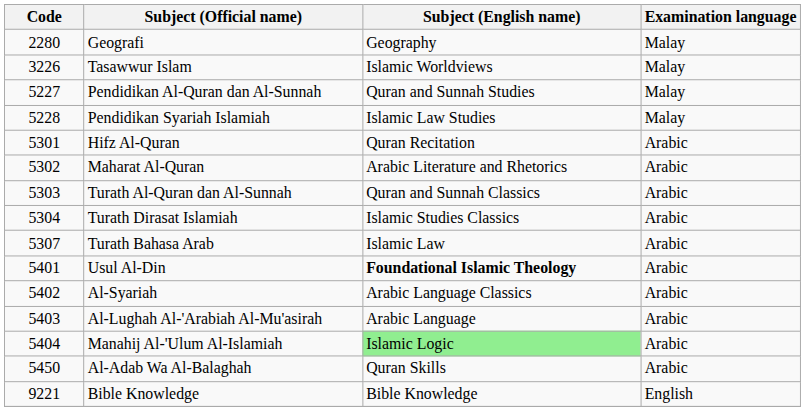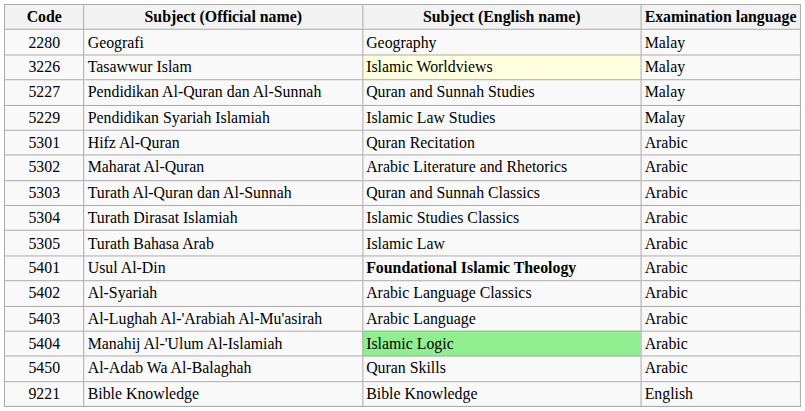(429, 67) no background -> (429, 67) lightyellow background
(44, 117) 5228 -> (44, 117) 5229
(44, 243) 5307 -> (44, 243) 5305
